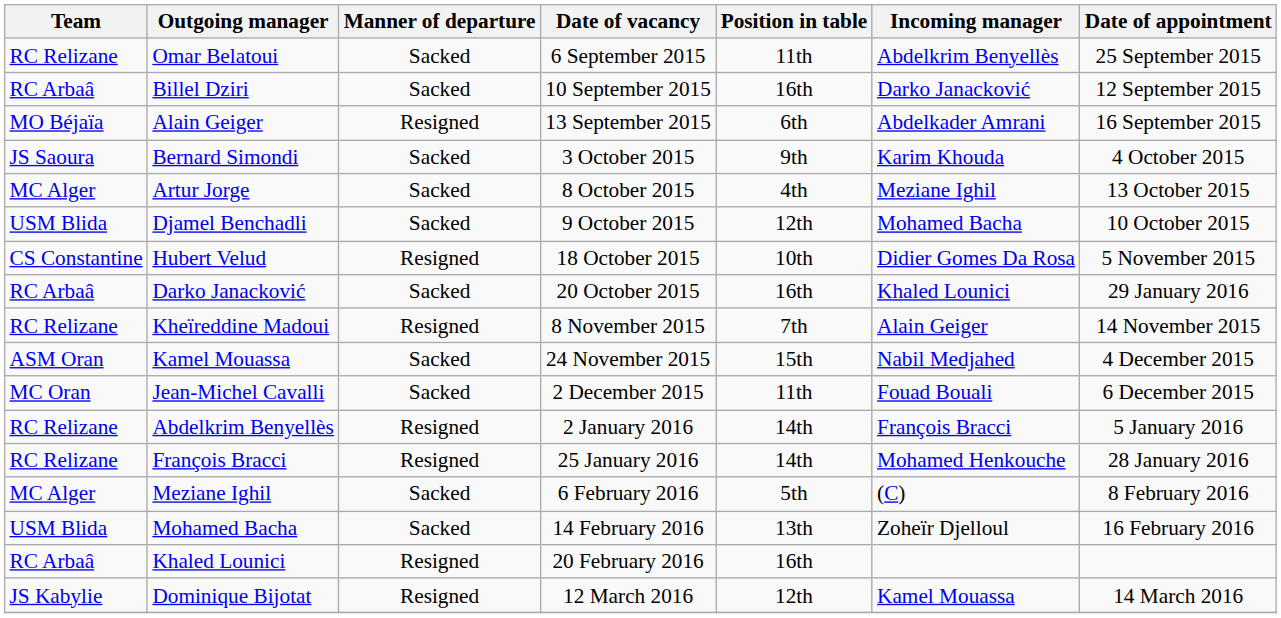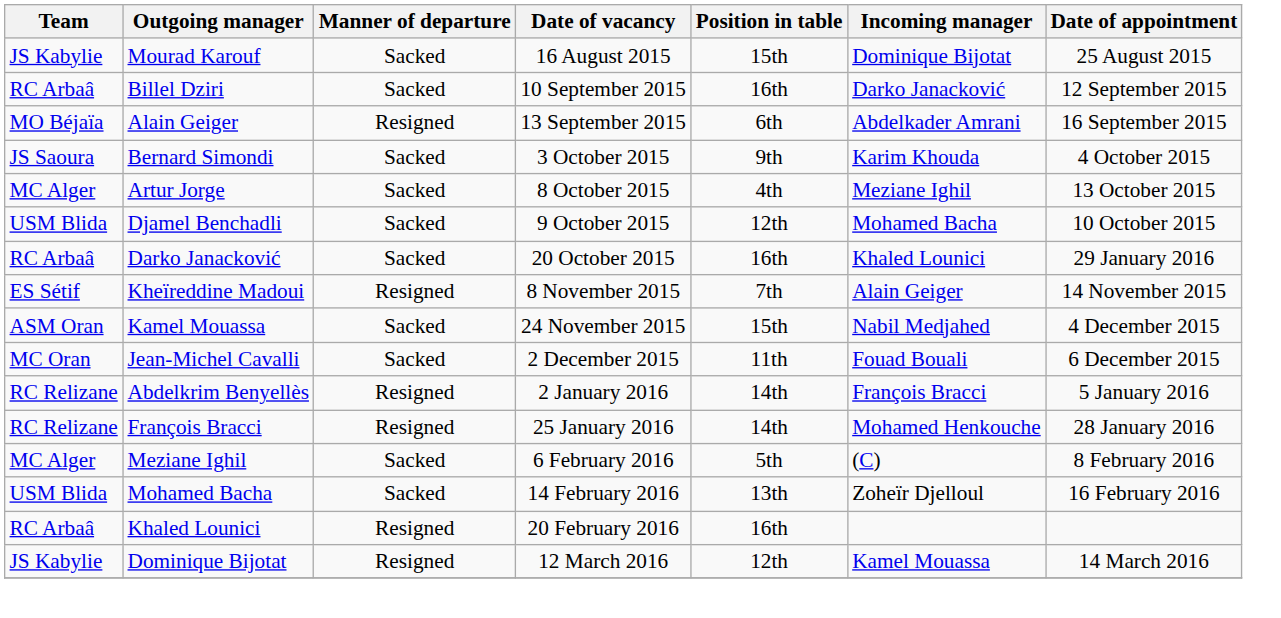+ row: (194, 55)
- row: (215, 55)
- row: (209, 257)
(64, 325) RC Relizane -> (45, 291) ES Sétif
